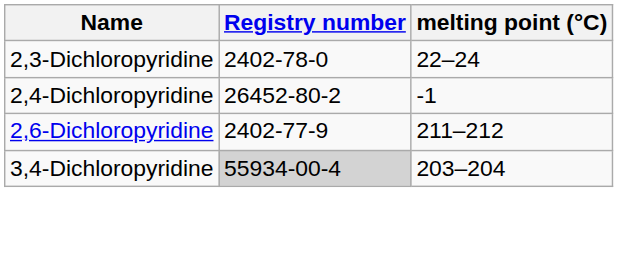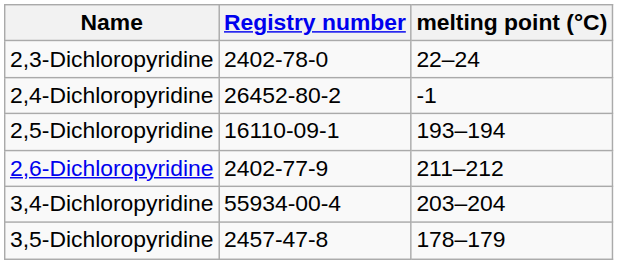+ row: (112, 131)
(283, 167) lightgrey background -> (283, 204) no background
+ row: (112, 240)
